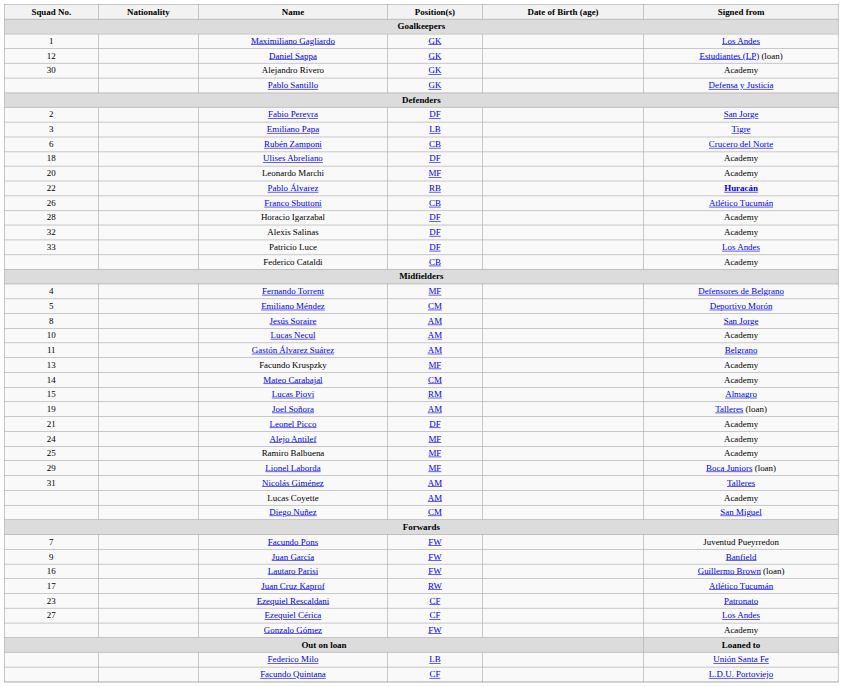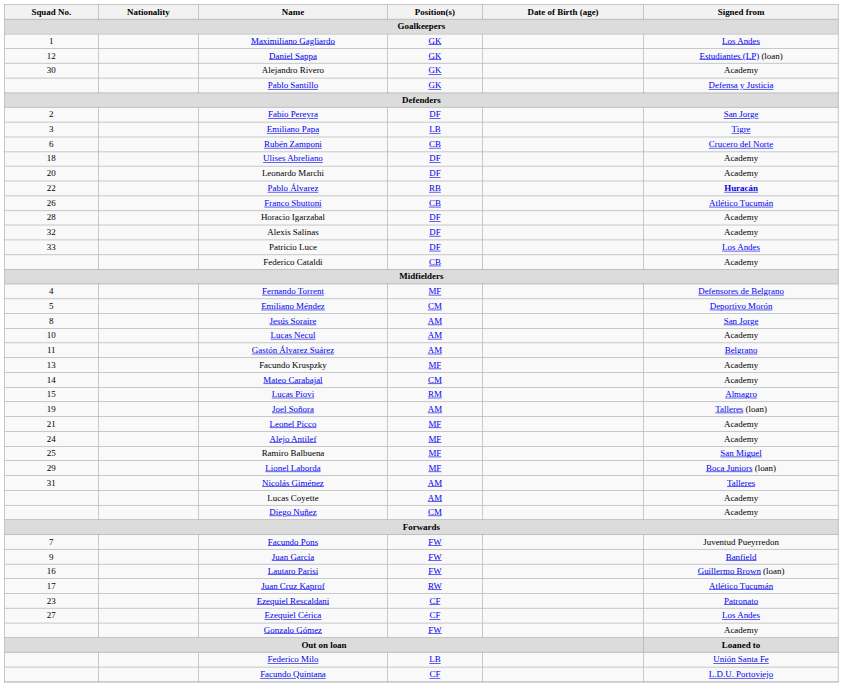(435, 174) MF -> (435, 174) DF
(435, 424) DF -> (435, 424) MF
(741, 454) Academy -> (741, 454) San Miguel
(741, 512) San Miguel -> (741, 512) Academy
